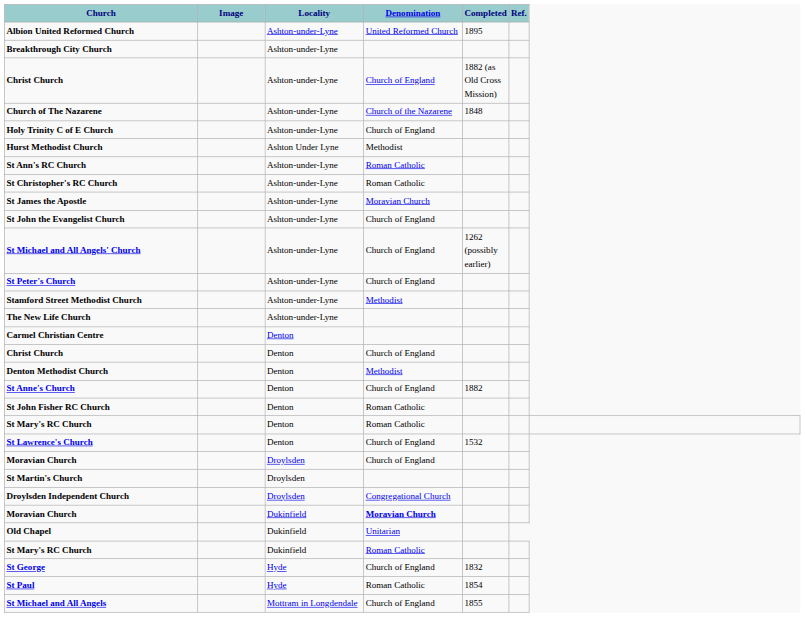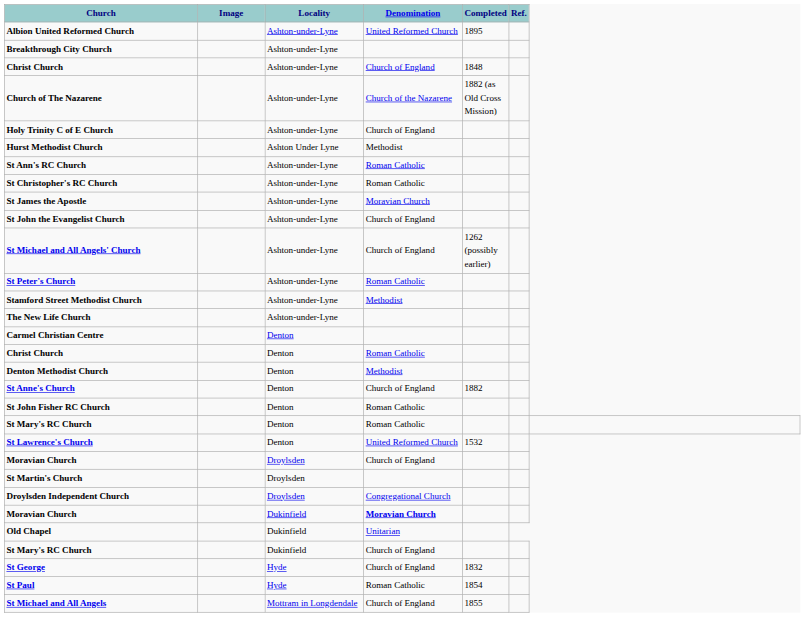(483, 80) 1882 (as Old Cross Mission) -> (474, 67) 1848
(474, 112) 1848 -> (483, 98) 1882 (as Old Cross Mission)
(400, 282) Church of England -> (395, 282) Roman Catholic
(400, 353) Church of England -> (395, 353) Roman Catholic
(400, 443) Church of England -> (412, 443) United Reformed Church
(395, 550) Roman Catholic -> (400, 550) Church of England
